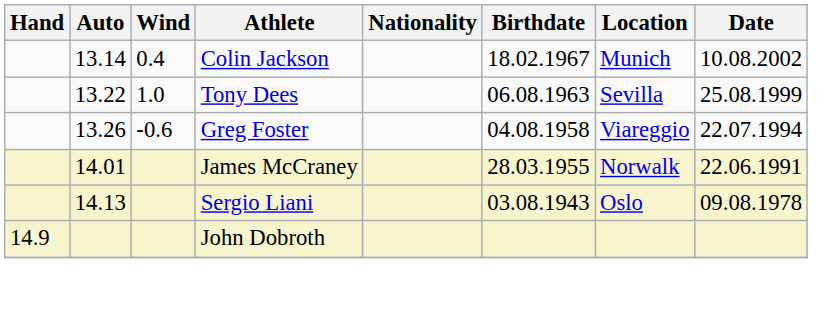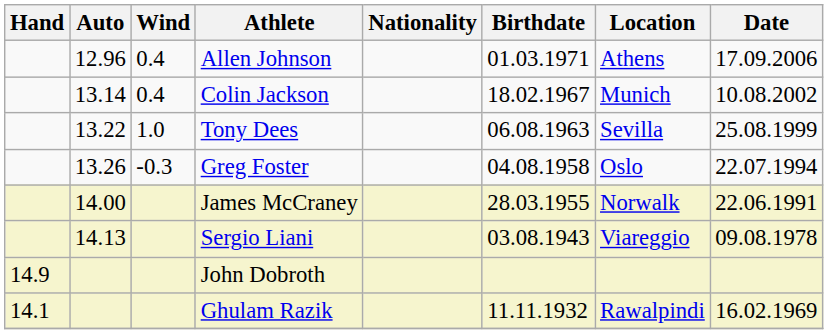+ row: (266, 58)
(154, 130) -0.6 -> (154, 166) -0.3
(645, 130) Viareggio -> (621, 166) Oslo
(100, 166) 14.01 -> (100, 202) 14.00
(621, 202) Oslo -> (645, 238) Viareggio
+ row: (267, 310)
